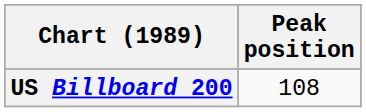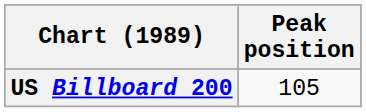(299, 88) 108 -> (299, 88) 105
